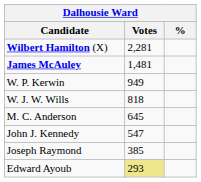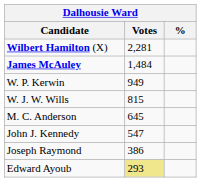(140, 64) 1,481 -> (140, 64) 1,484
(136, 99) 818 -> (136, 99) 815
(136, 151) 385 -> (136, 151) 386
